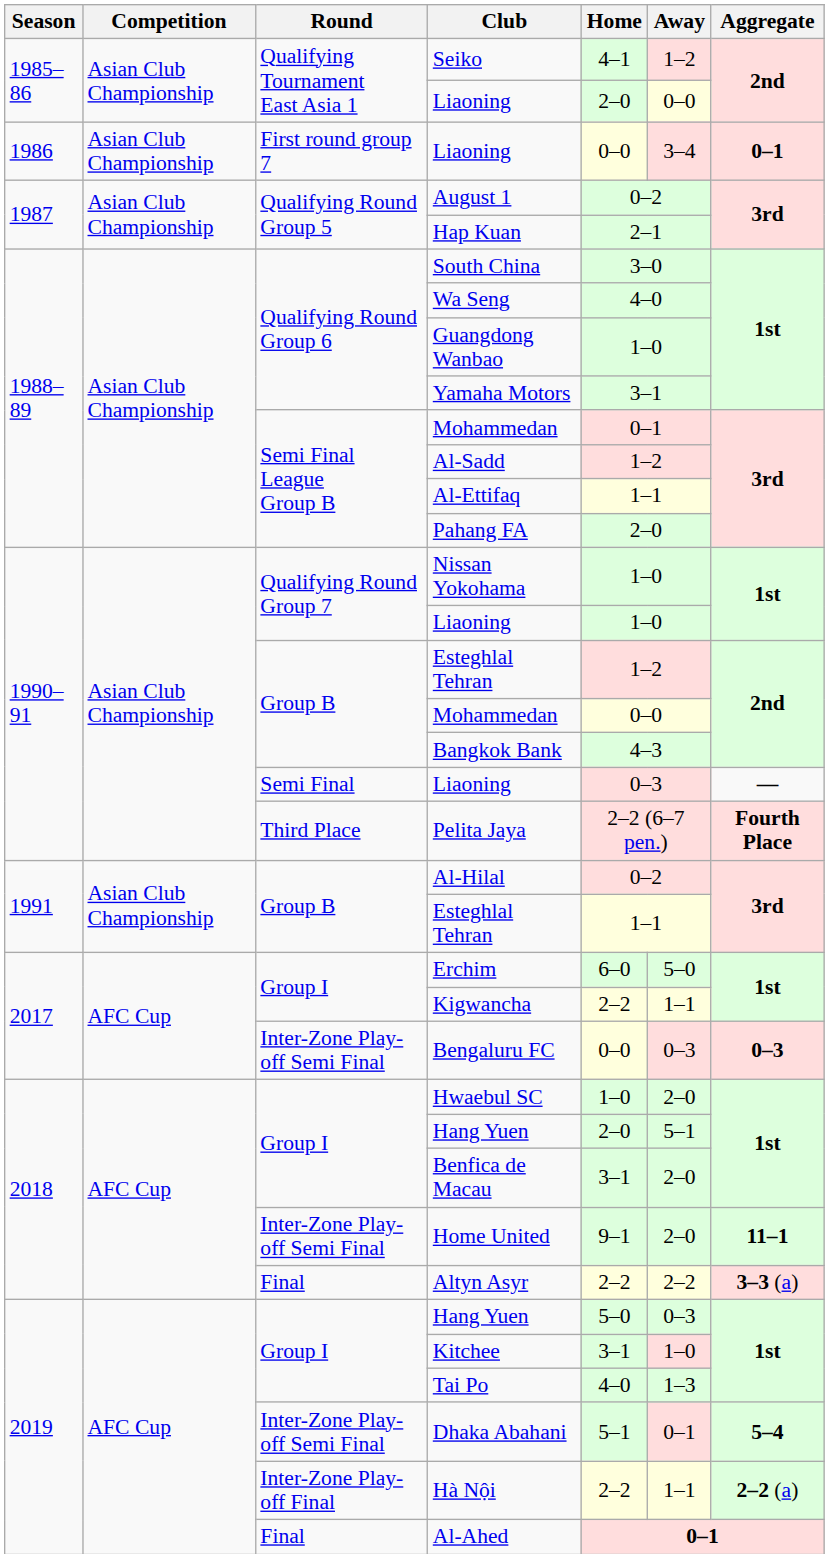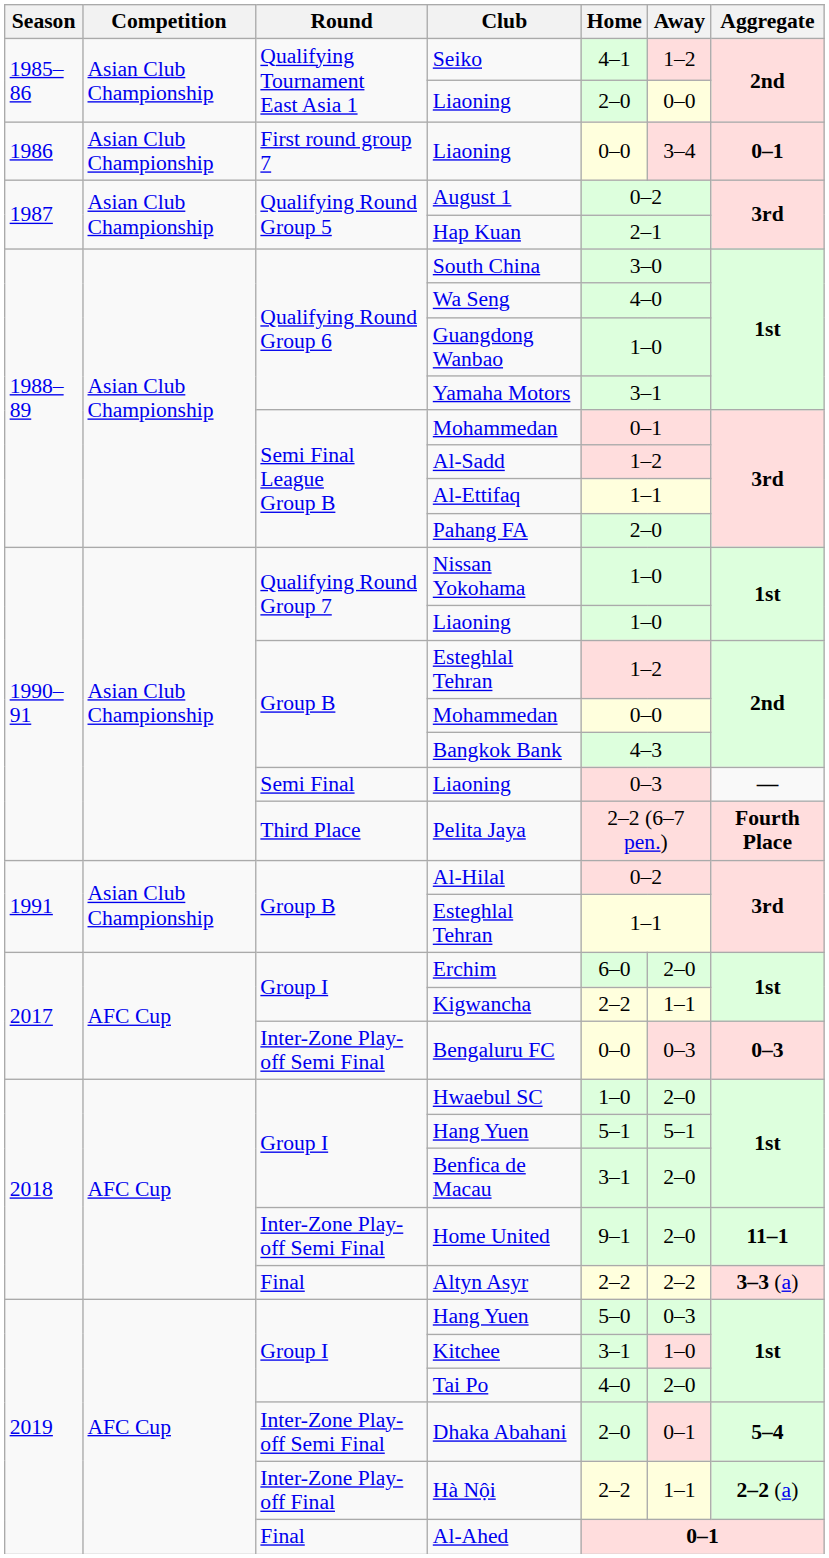(679, 969) 5–0 -> (679, 969) 2–0
(614, 1130) 2–0 -> (614, 1130) 5–1
(679, 1385) 1–3 -> (679, 1385) 2–0
(614, 1431) 5–1 -> (614, 1431) 2–0
